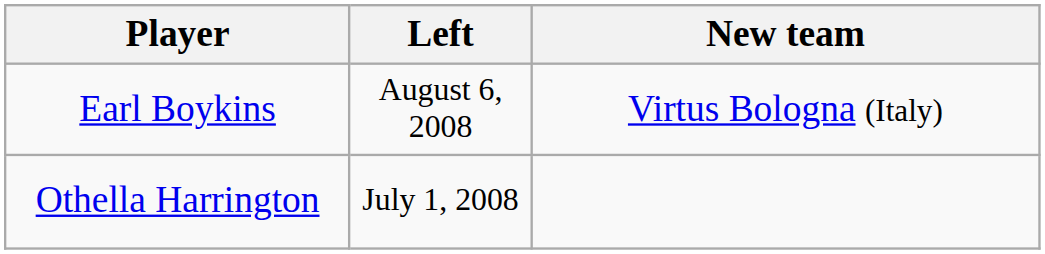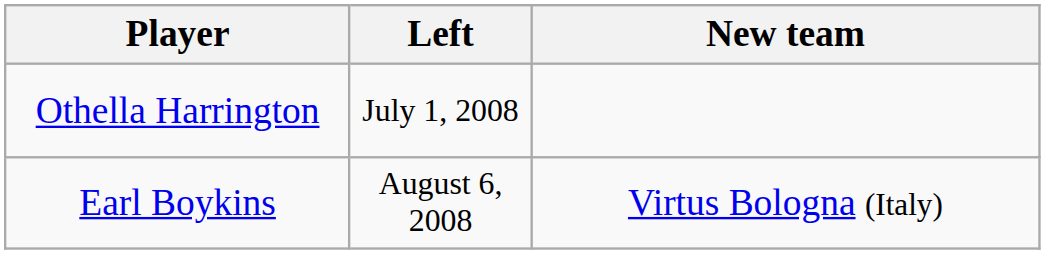rows swapped: (178, 200) <-> (178, 108)
